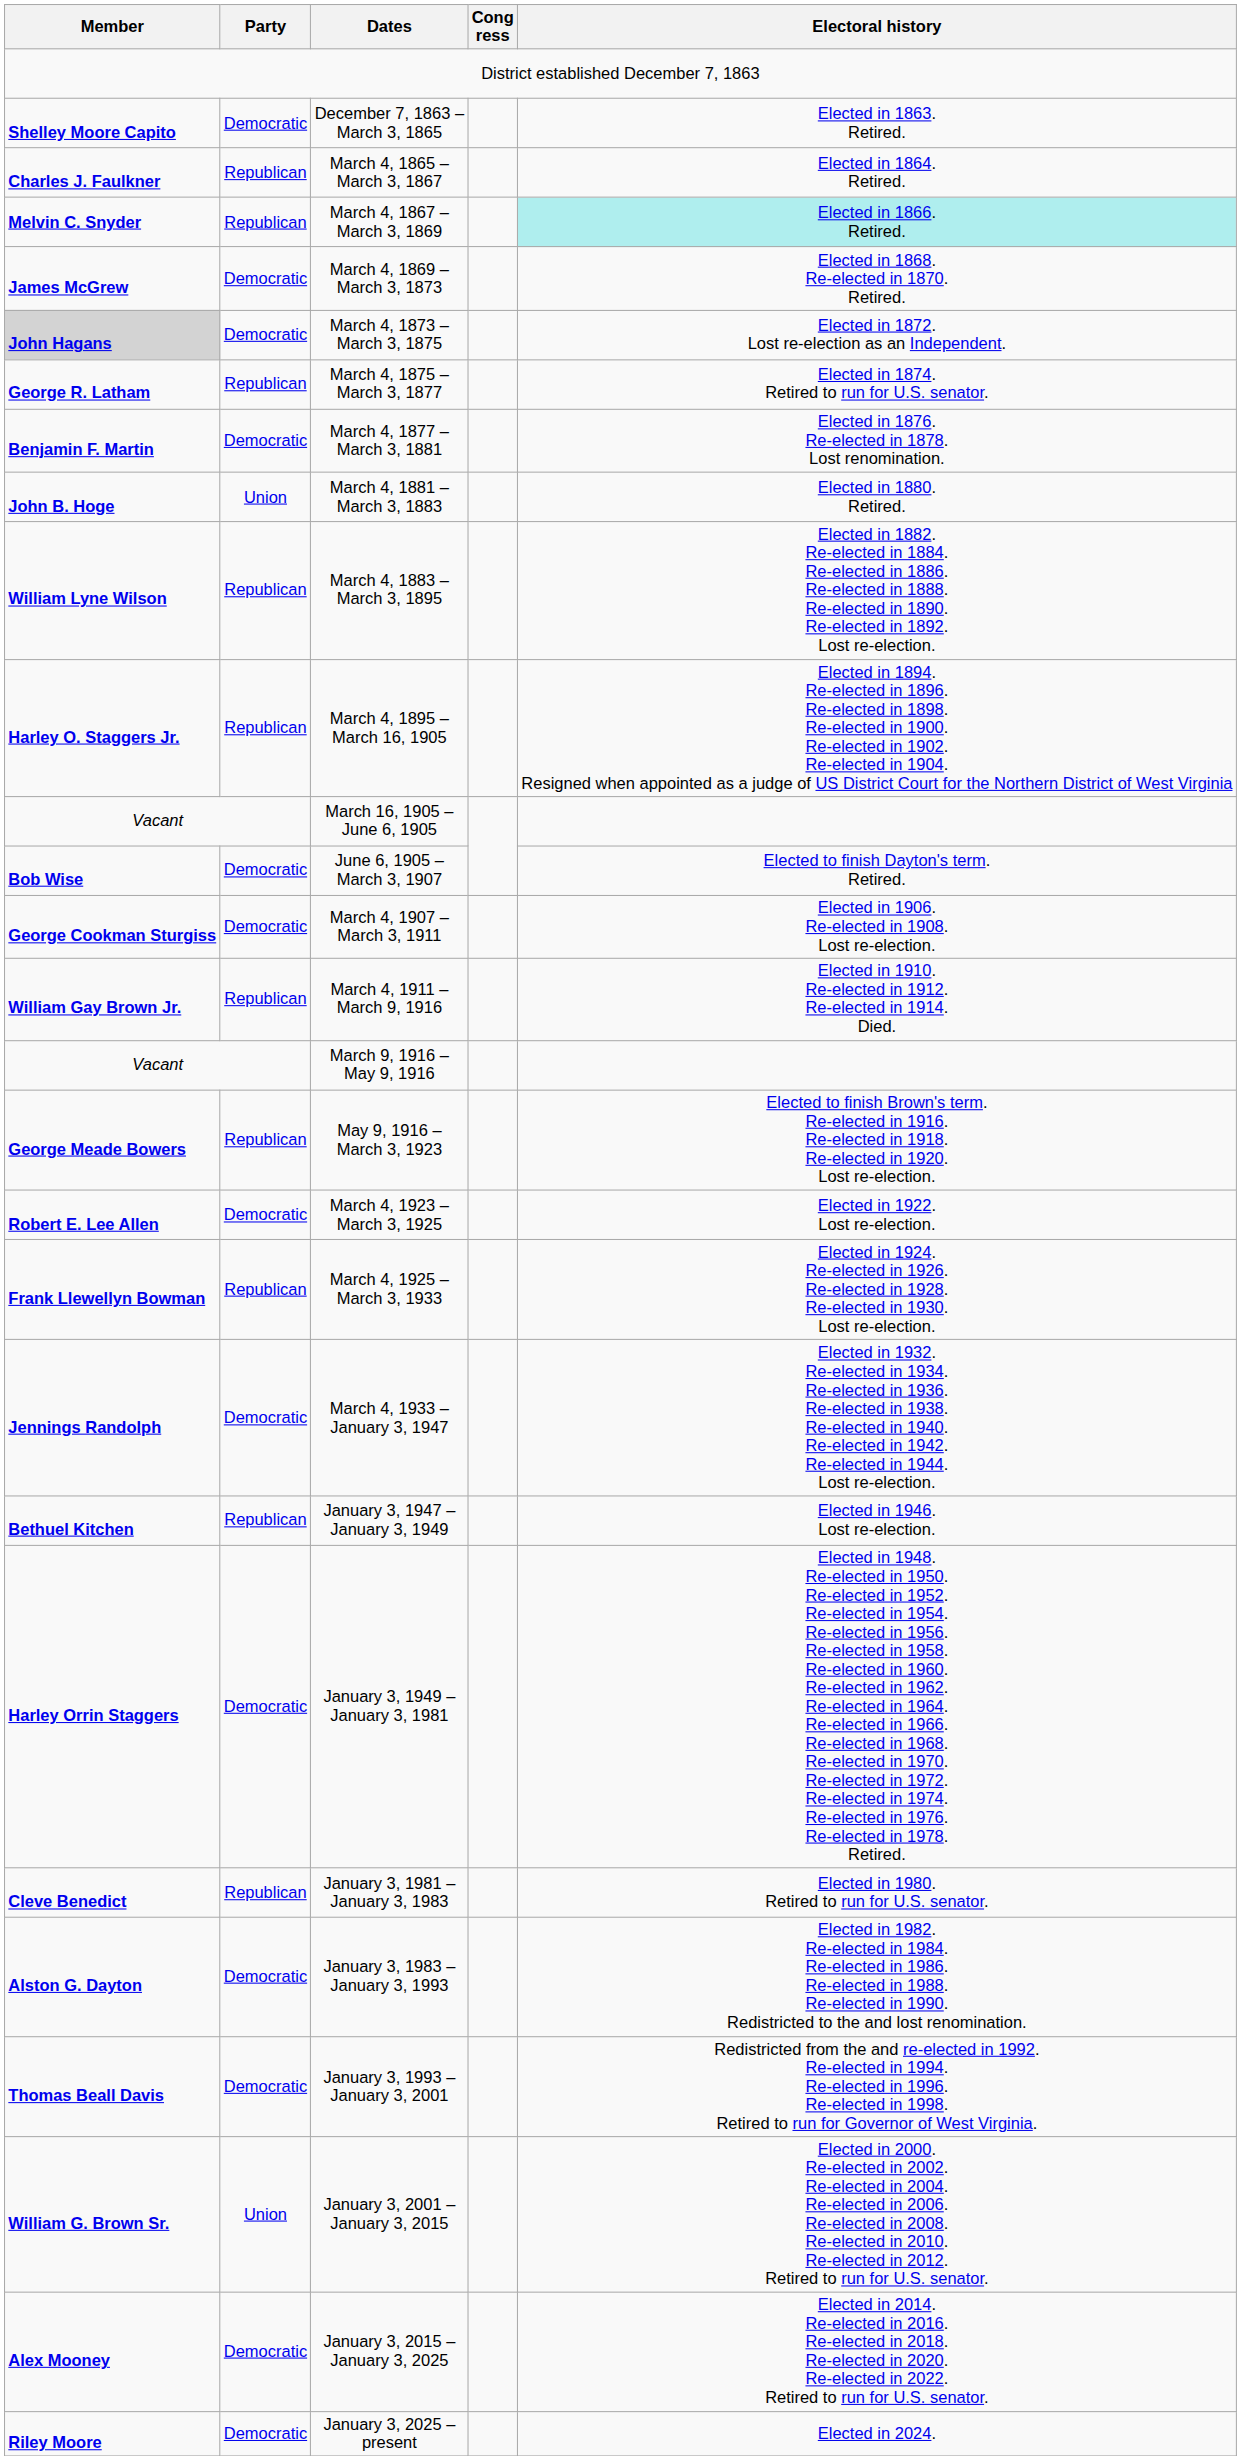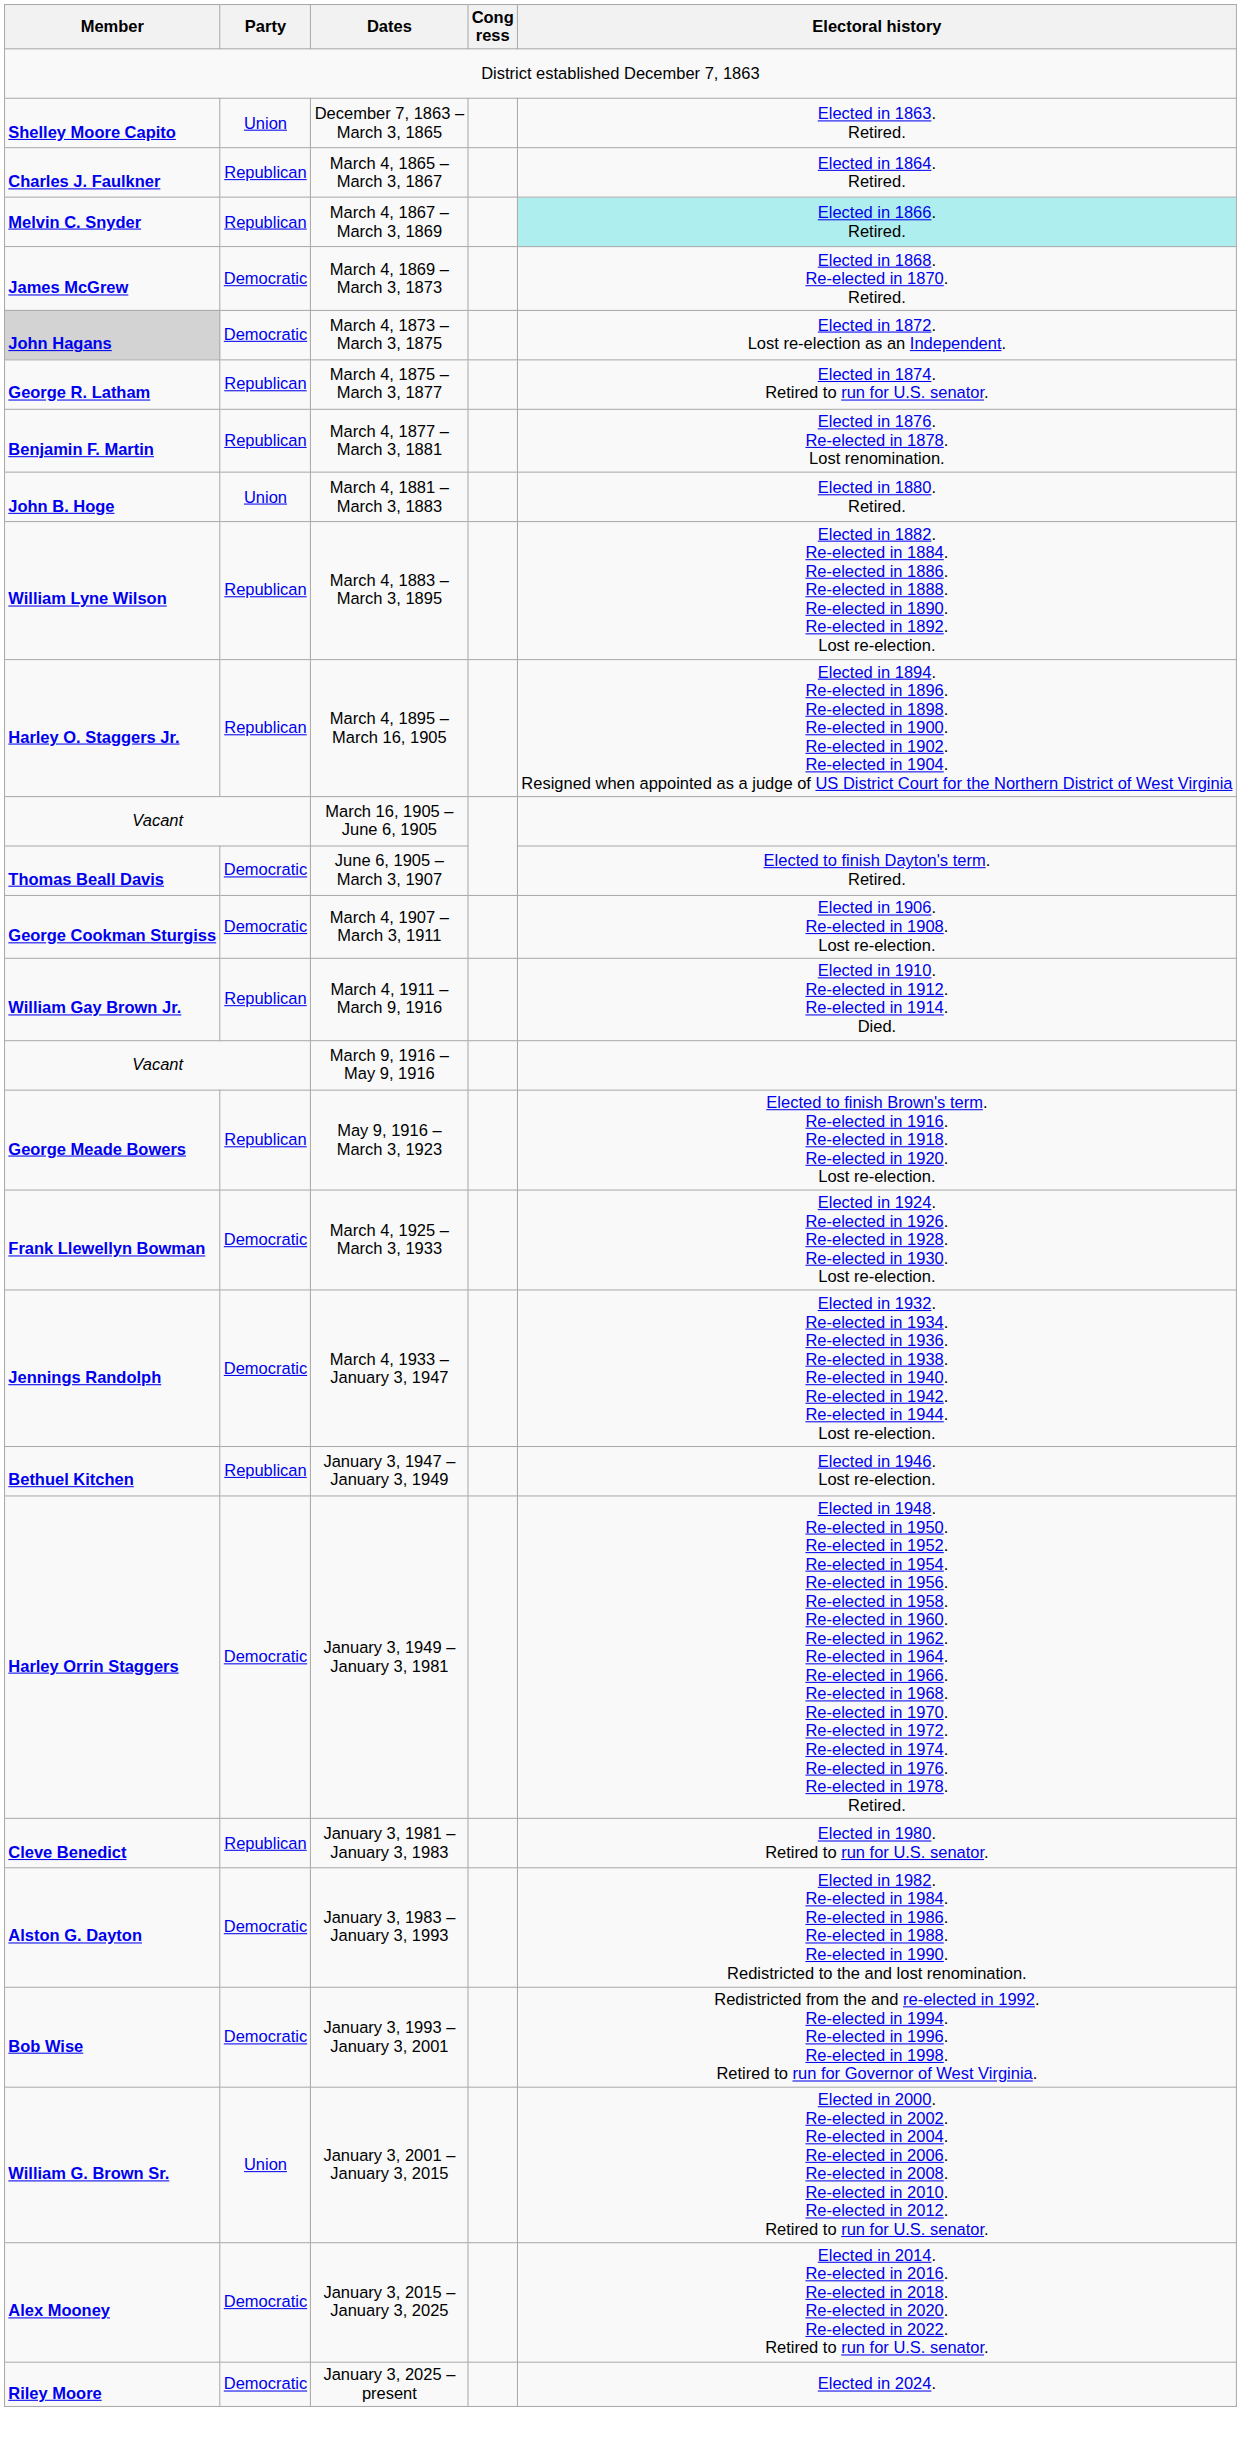(265, 123) Democratic -> (265, 123) Union
(265, 440) Democratic -> (265, 440) Republican
(46, 879) Bob Wise -> (86, 879) Thomas Beall Davis
- row: (389, 1214)
(265, 1289) Republican -> (265, 1240) Democratic
(86, 2095) Thomas Beall Davis -> (46, 2046) Bob Wise
